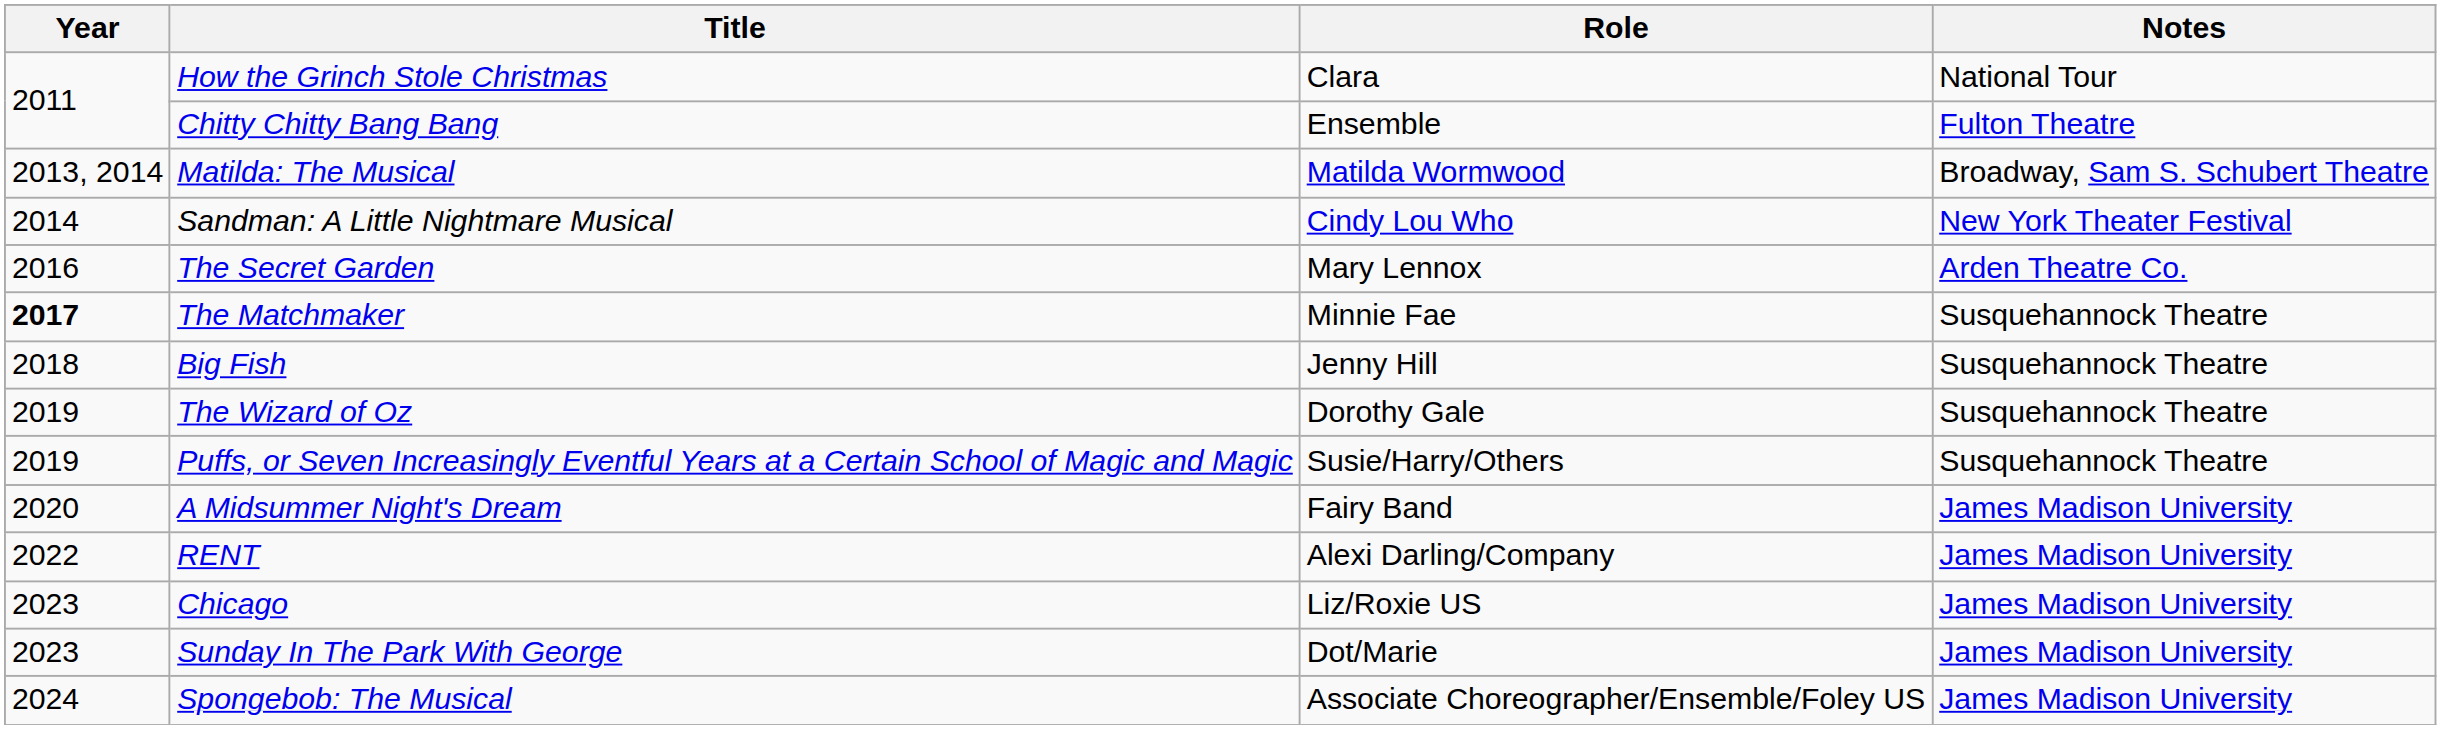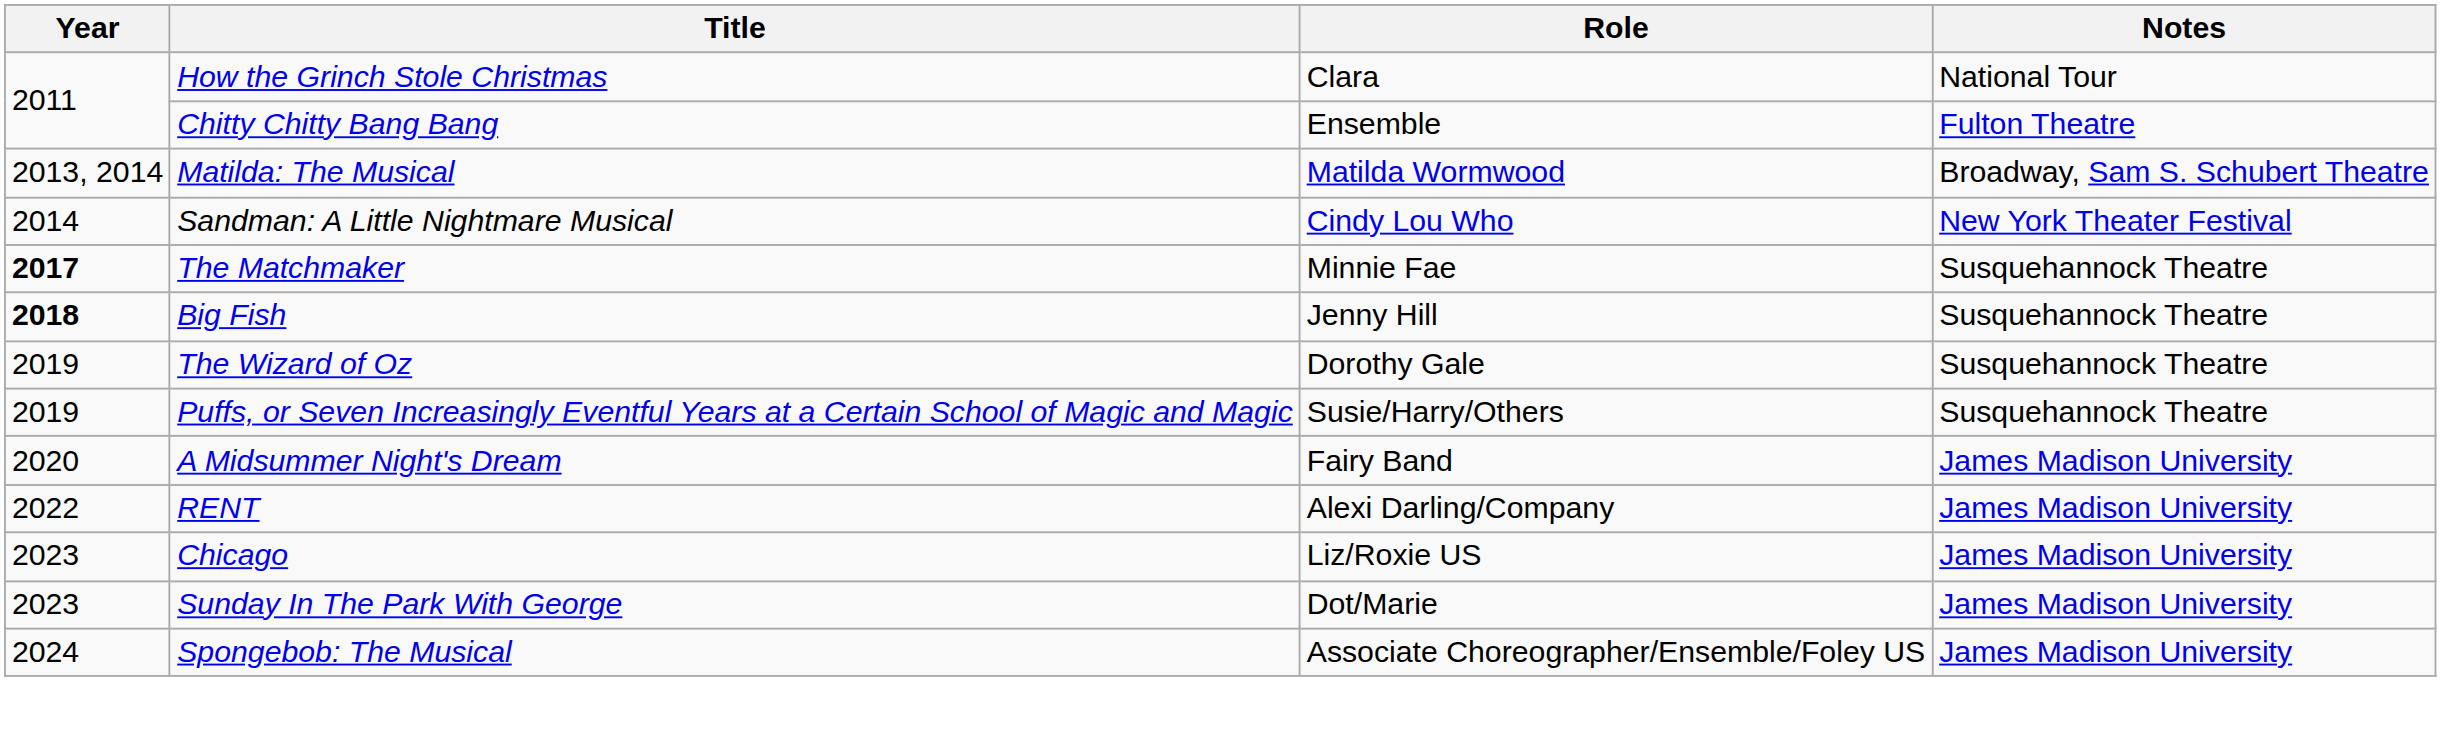- row: (306, 268)
(46, 364) normal -> (46, 316) bold
